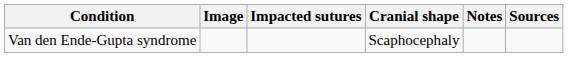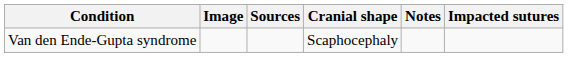columns swapped: (306, 16) <-> (534, 16)
